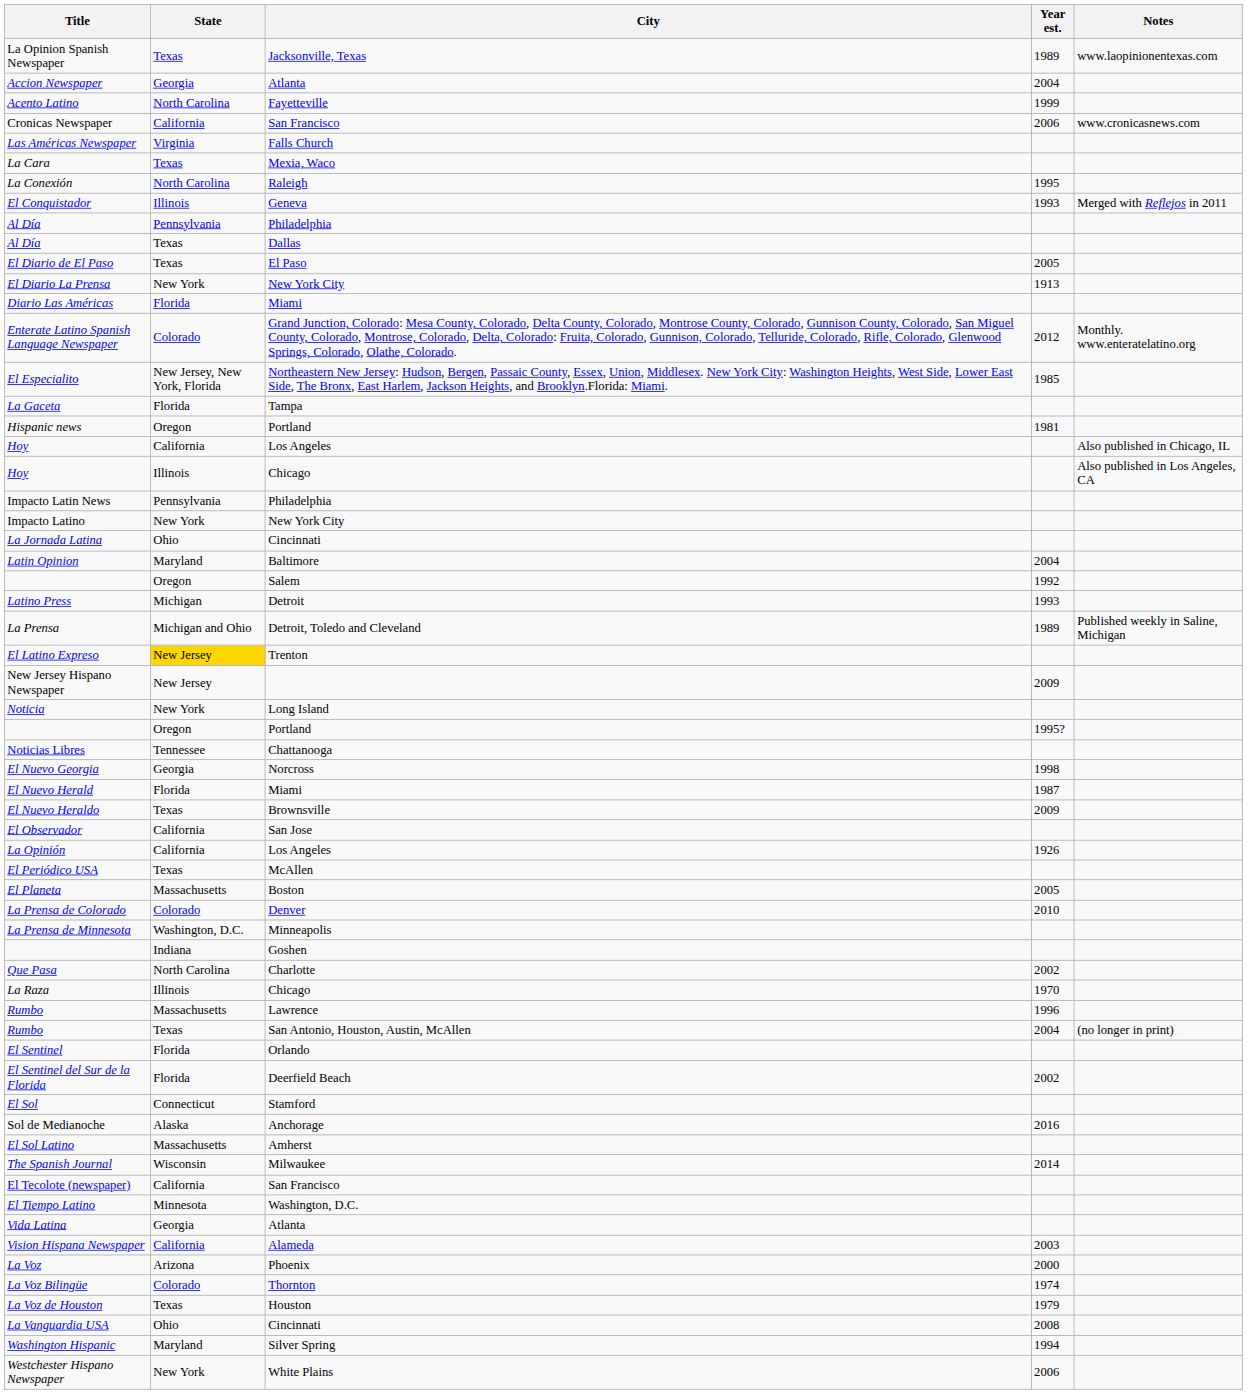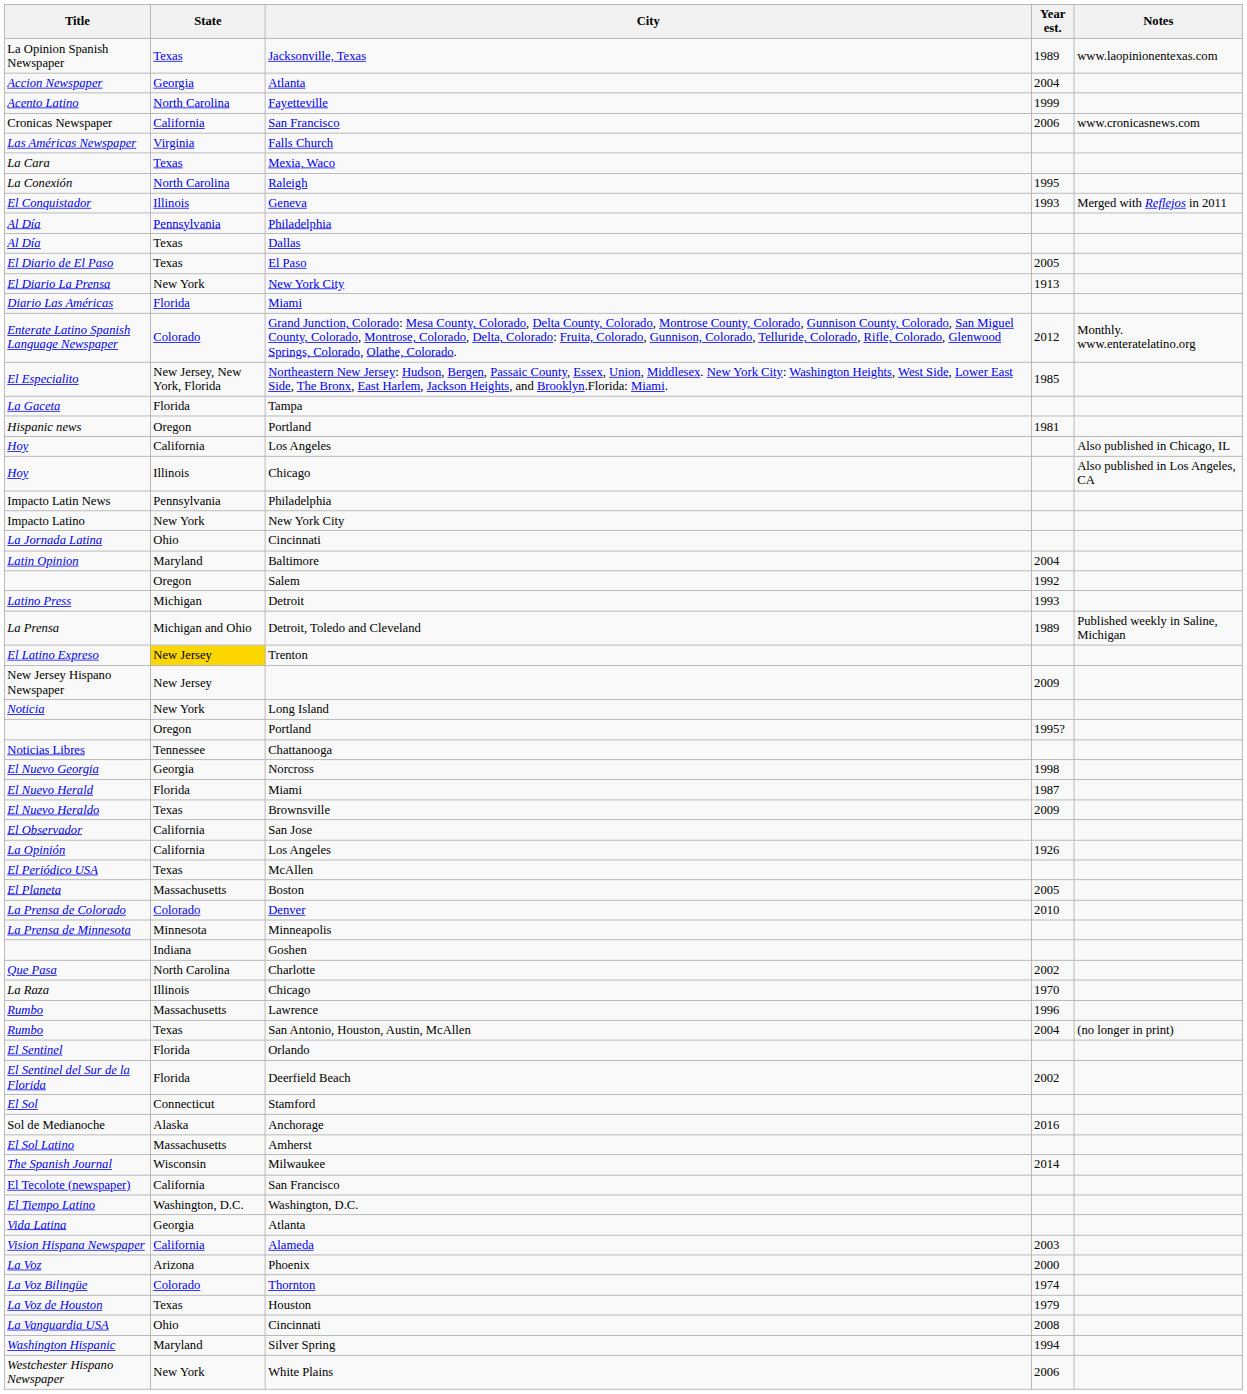(198, 930) Washington, D.C. -> (180, 930) Minnesota
(180, 1204) Minnesota -> (198, 1204) Washington, D.C.
